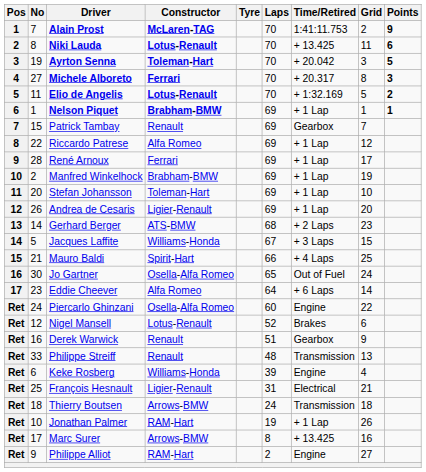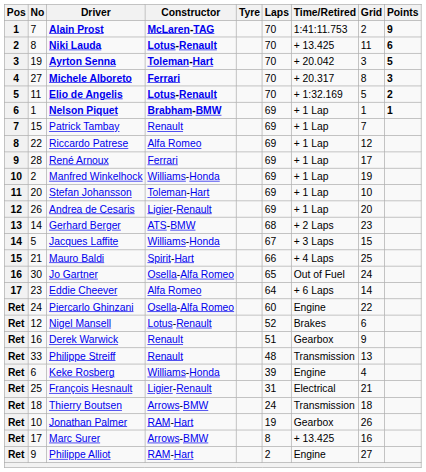(313, 127) Gearbox -> (311, 127) + 1 Lap
(183, 176) Brabham-BMW -> (184, 176) Williams-Honda
(311, 422) + 1 Lap -> (313, 422) Gearbox
